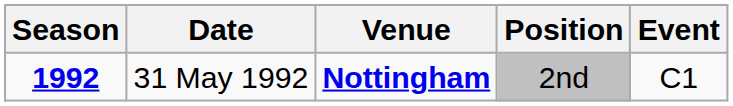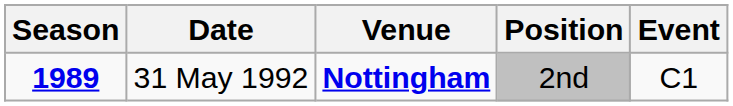(66, 77) 1992 -> (66, 77) 1989
